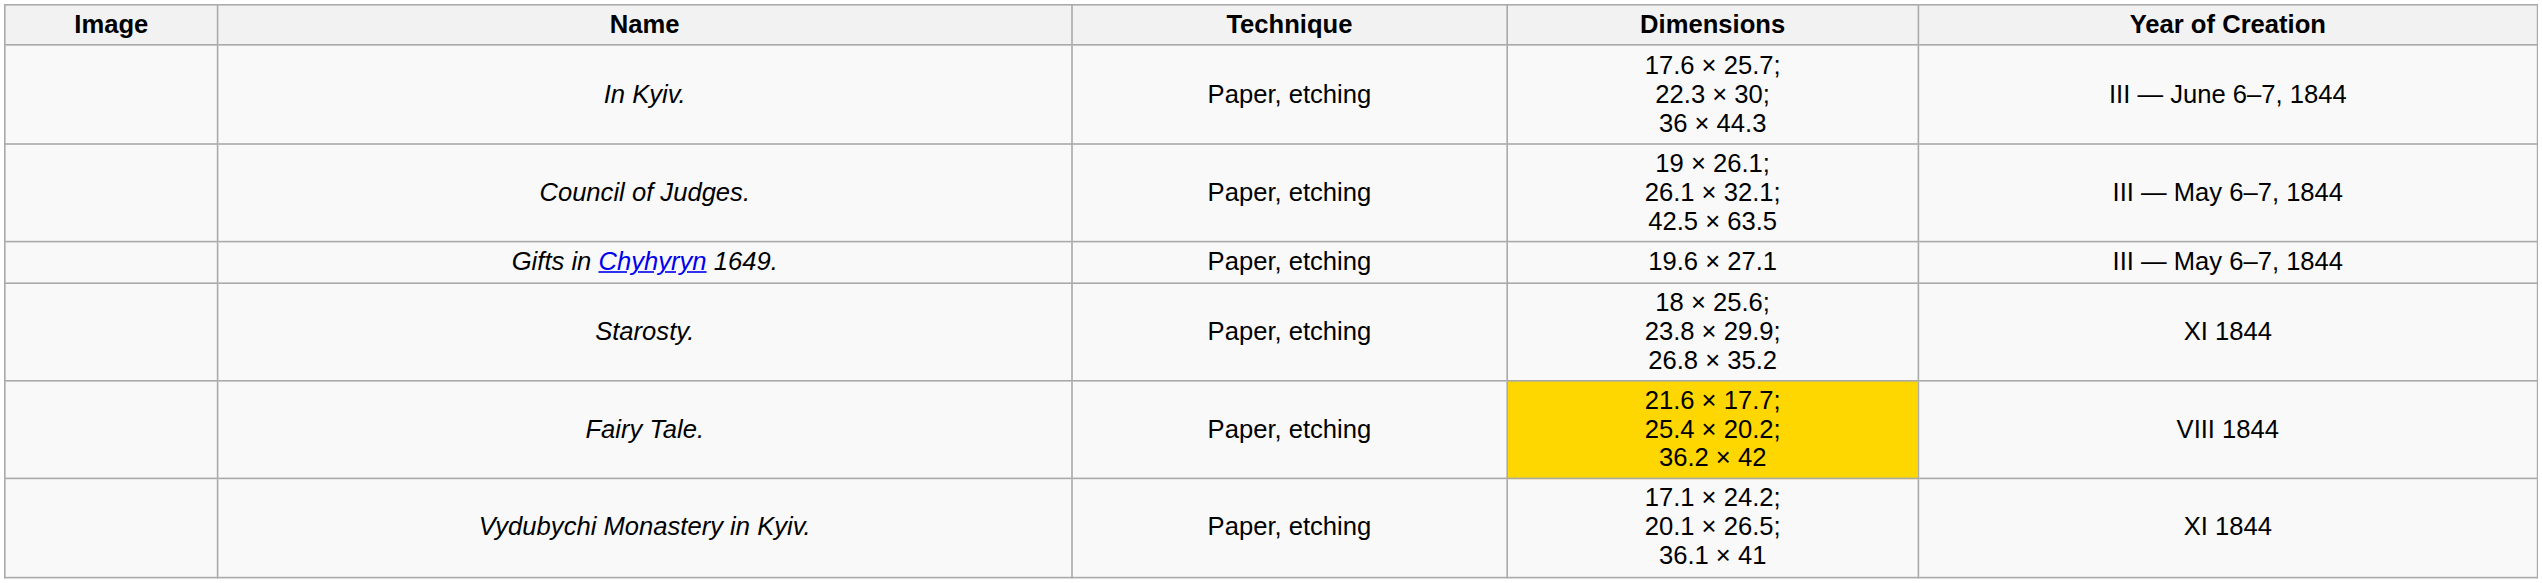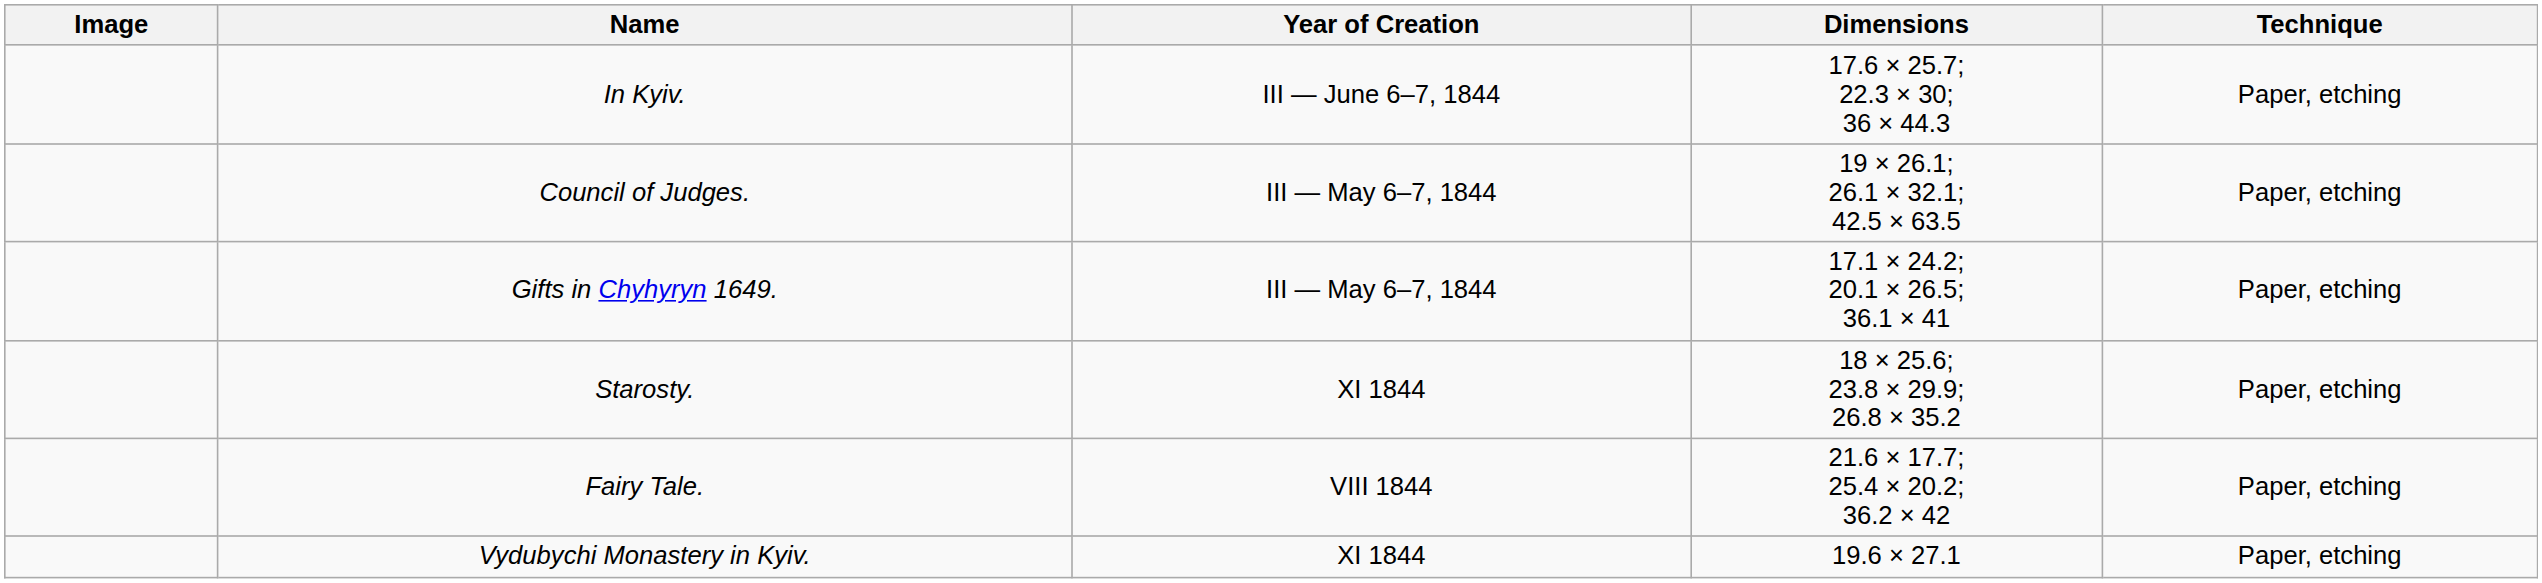columns swapped: (1289, 24) <-> (2228, 24)
(1713, 261) 19.6 × 27.1 -> (1896, 290) 17.1 × 24.2; 20.1 × 26.5; 36.1 × 41
(1713, 429) gold background -> (1896, 487) no background
(1713, 527) 17.1 × 24.2; 20.1 × 26.5; 36.1 × 41 -> (1896, 556) 19.6 × 27.1
